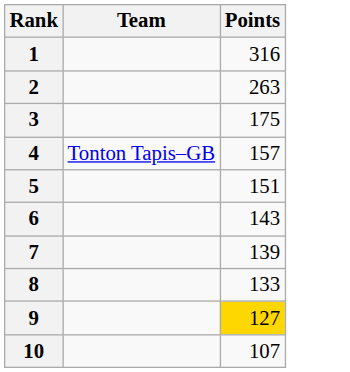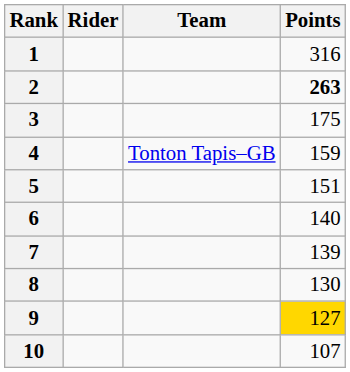+ column: (93, 20)
(265, 86) normal -> (325, 86) bold
(265, 152) 157 -> (325, 152) 159
(265, 218) 143 -> (325, 218) 140
(265, 284) 133 -> (325, 284) 130
